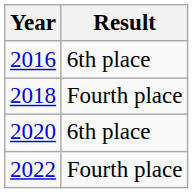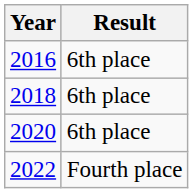(125, 95) Fourth place -> (109, 95) 6th place
